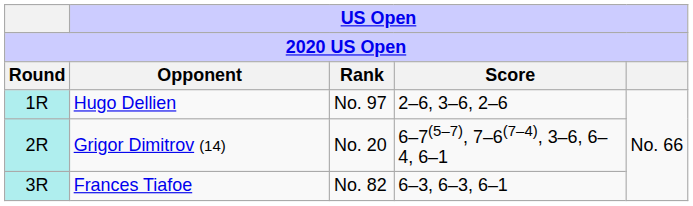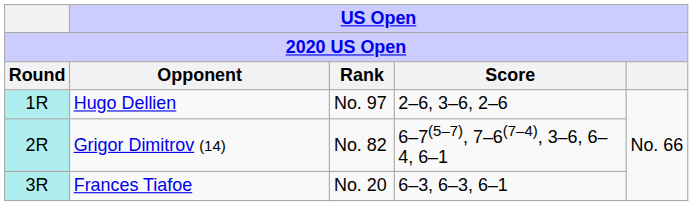(360, 144) No. 20 -> (360, 144) No. 82
(360, 185) No. 82 -> (360, 185) No. 20
